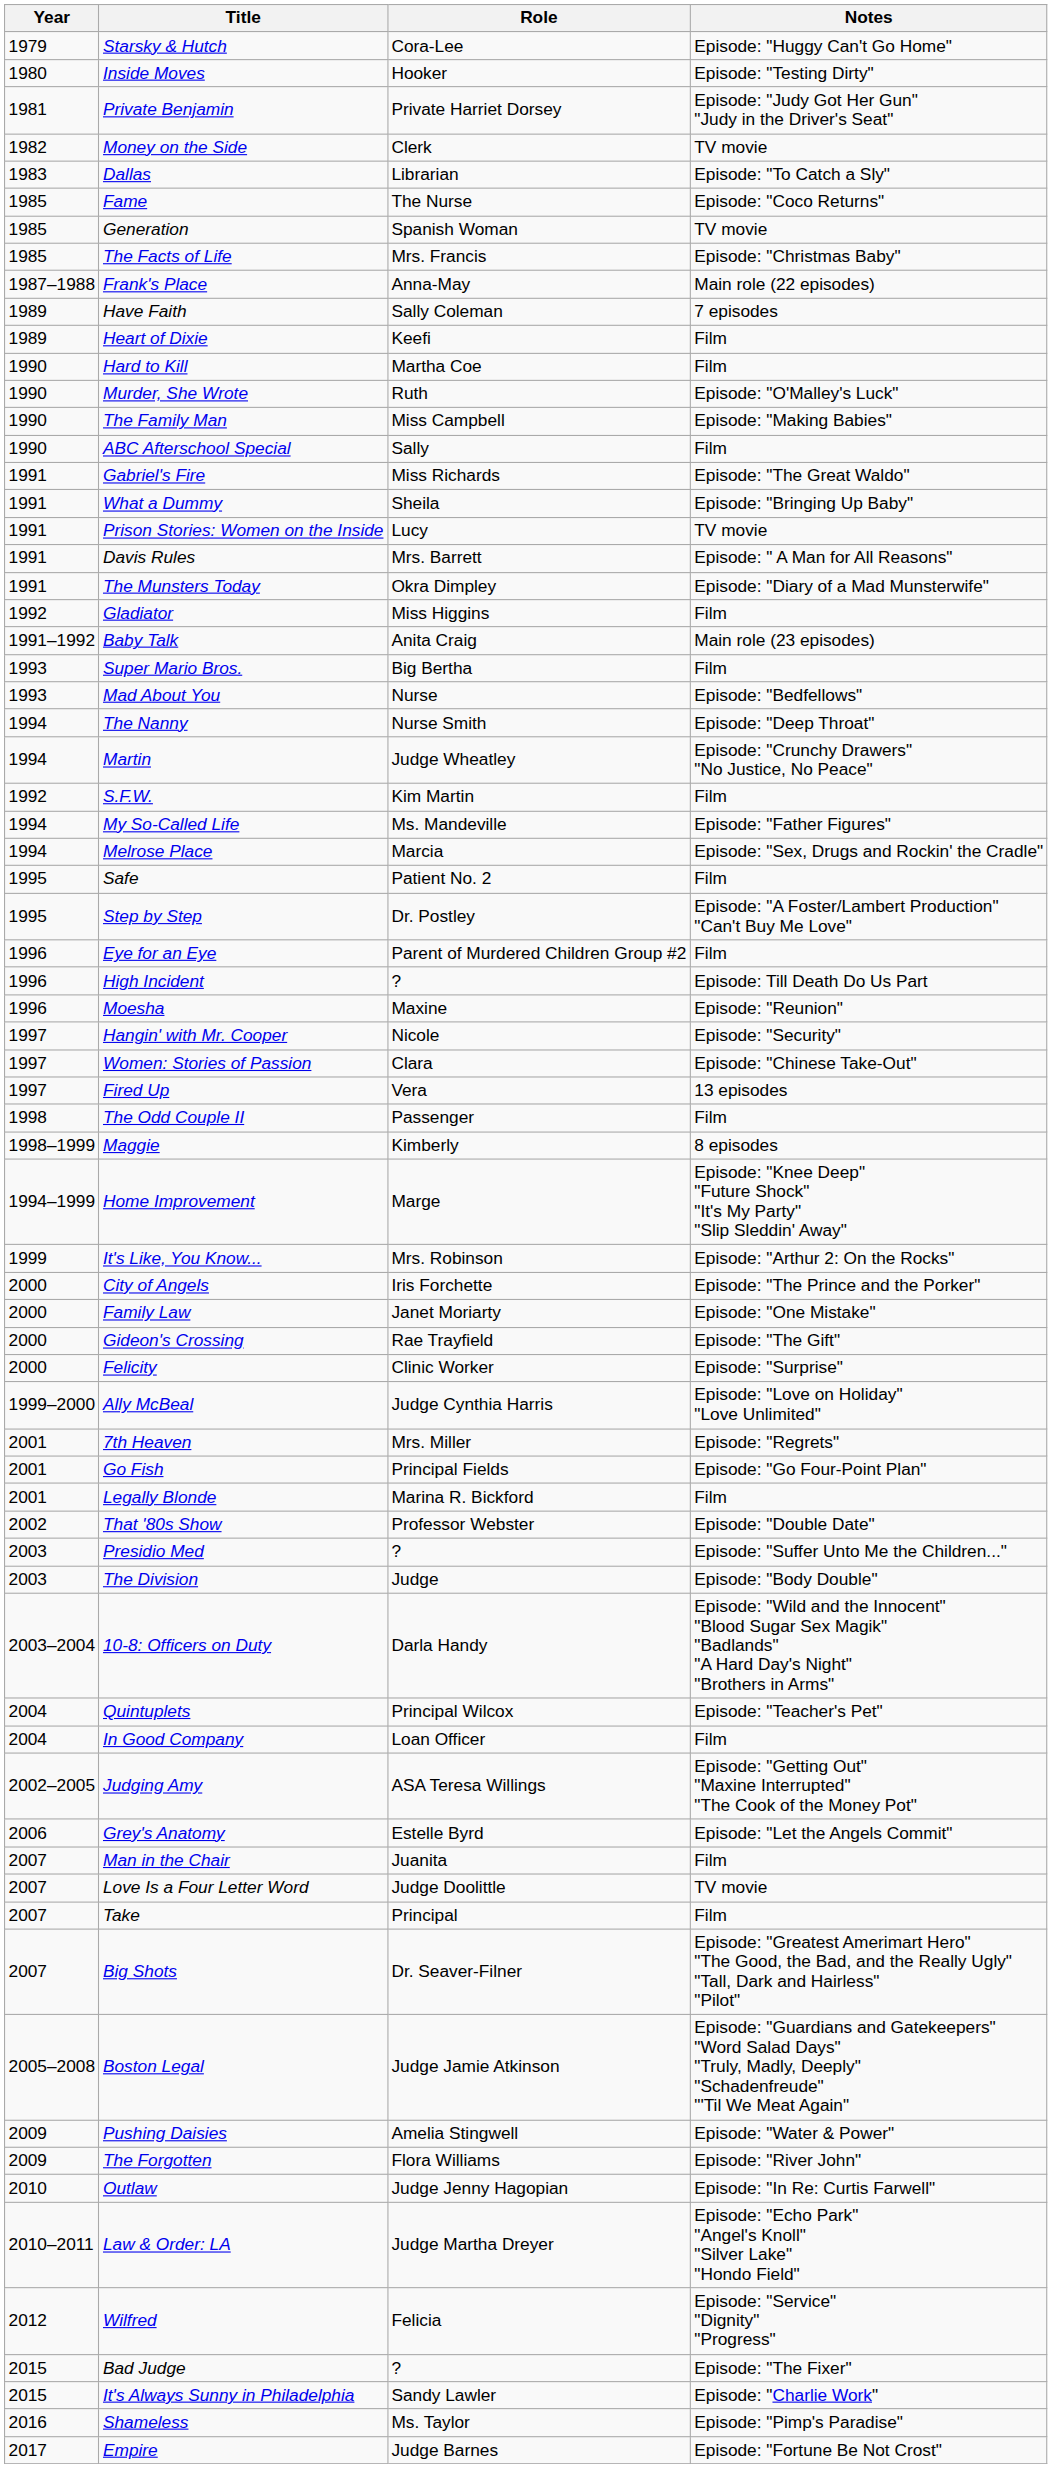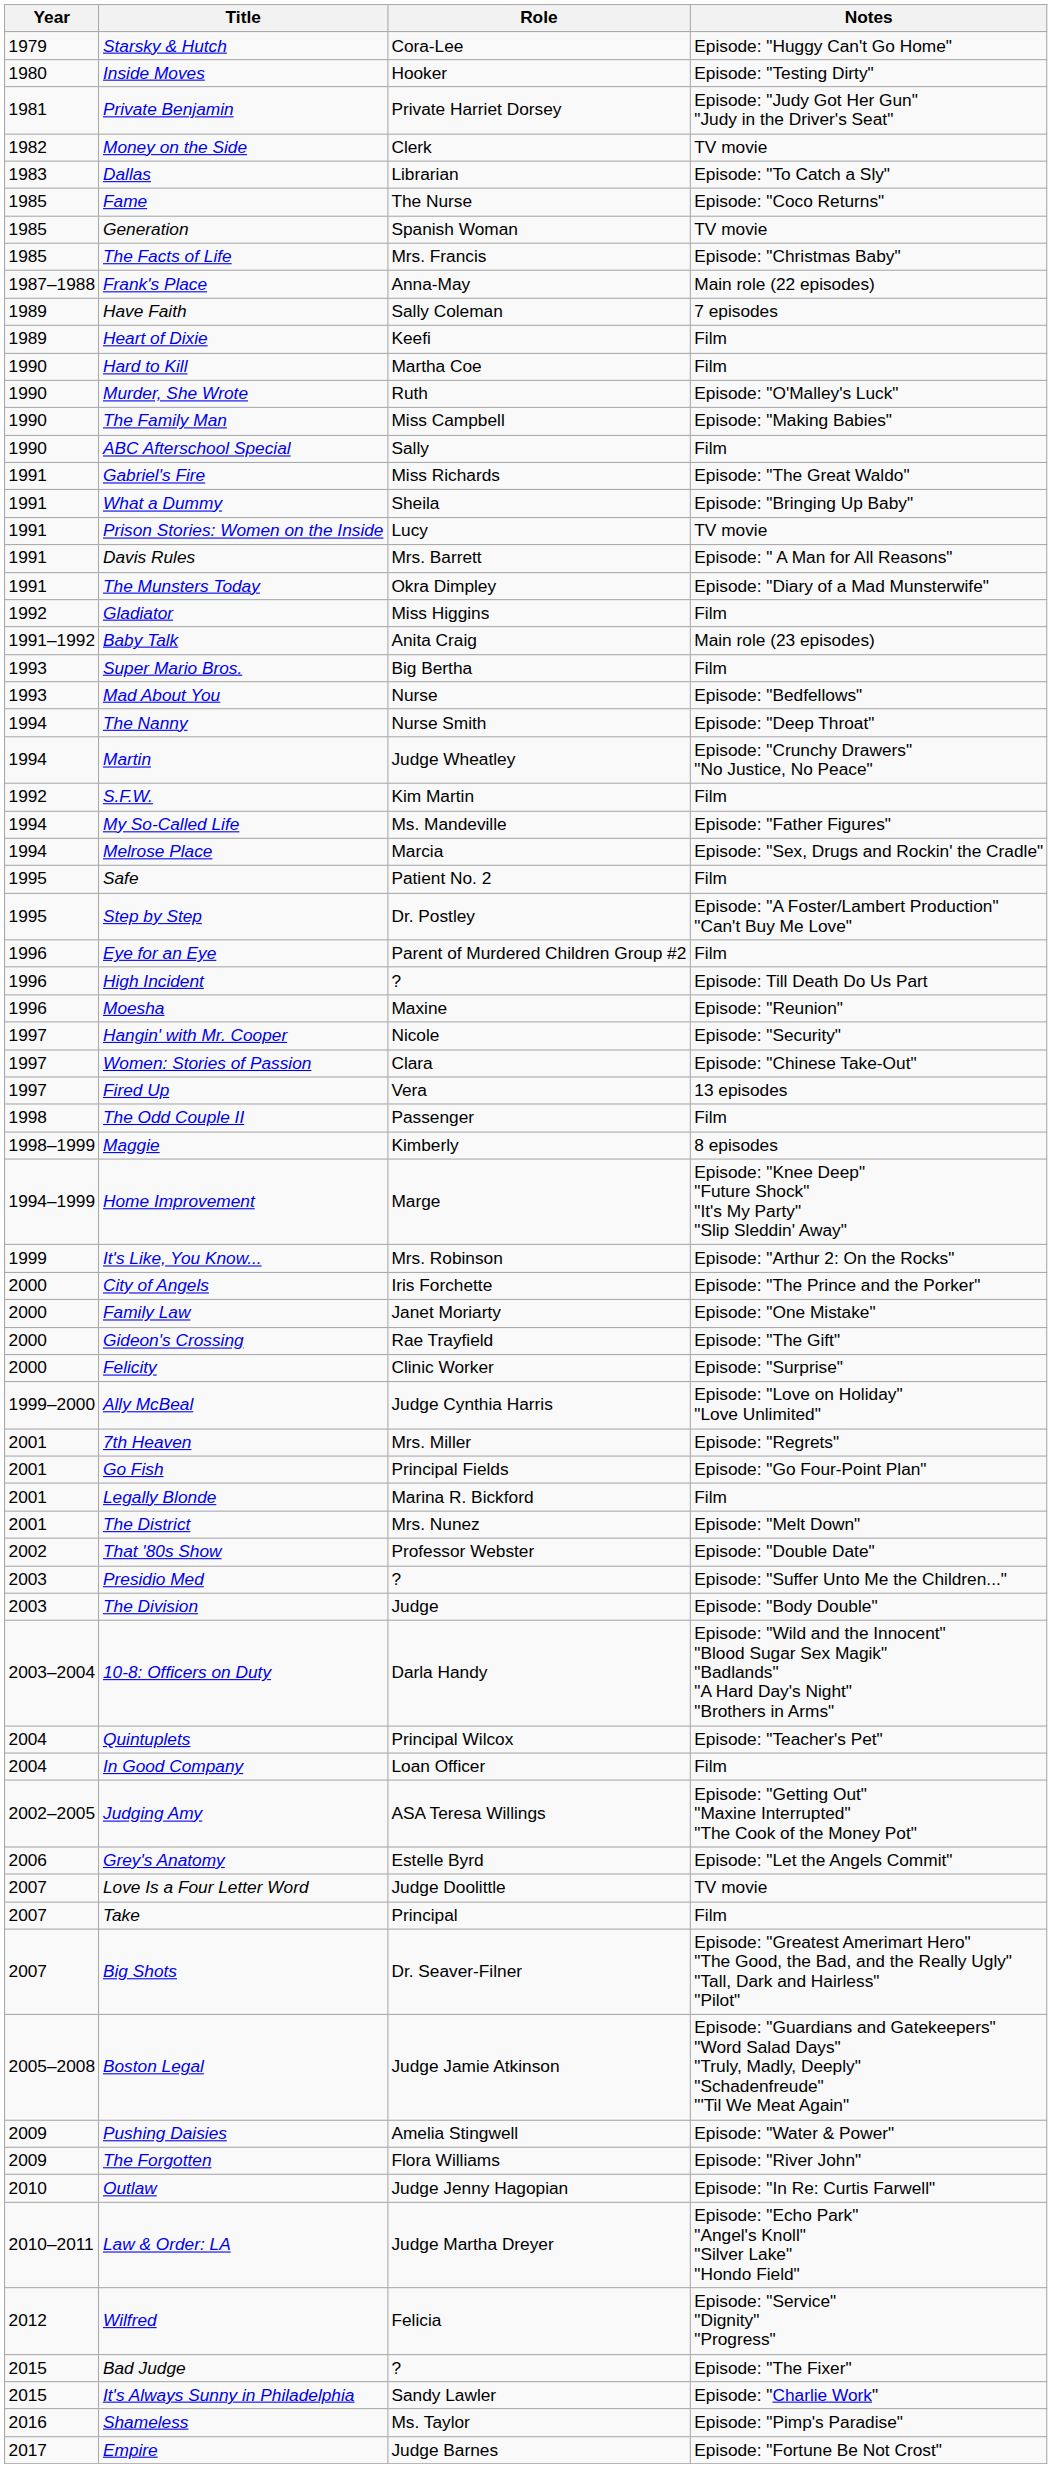+ row: (147, 1524)
- row: (166, 1860)
